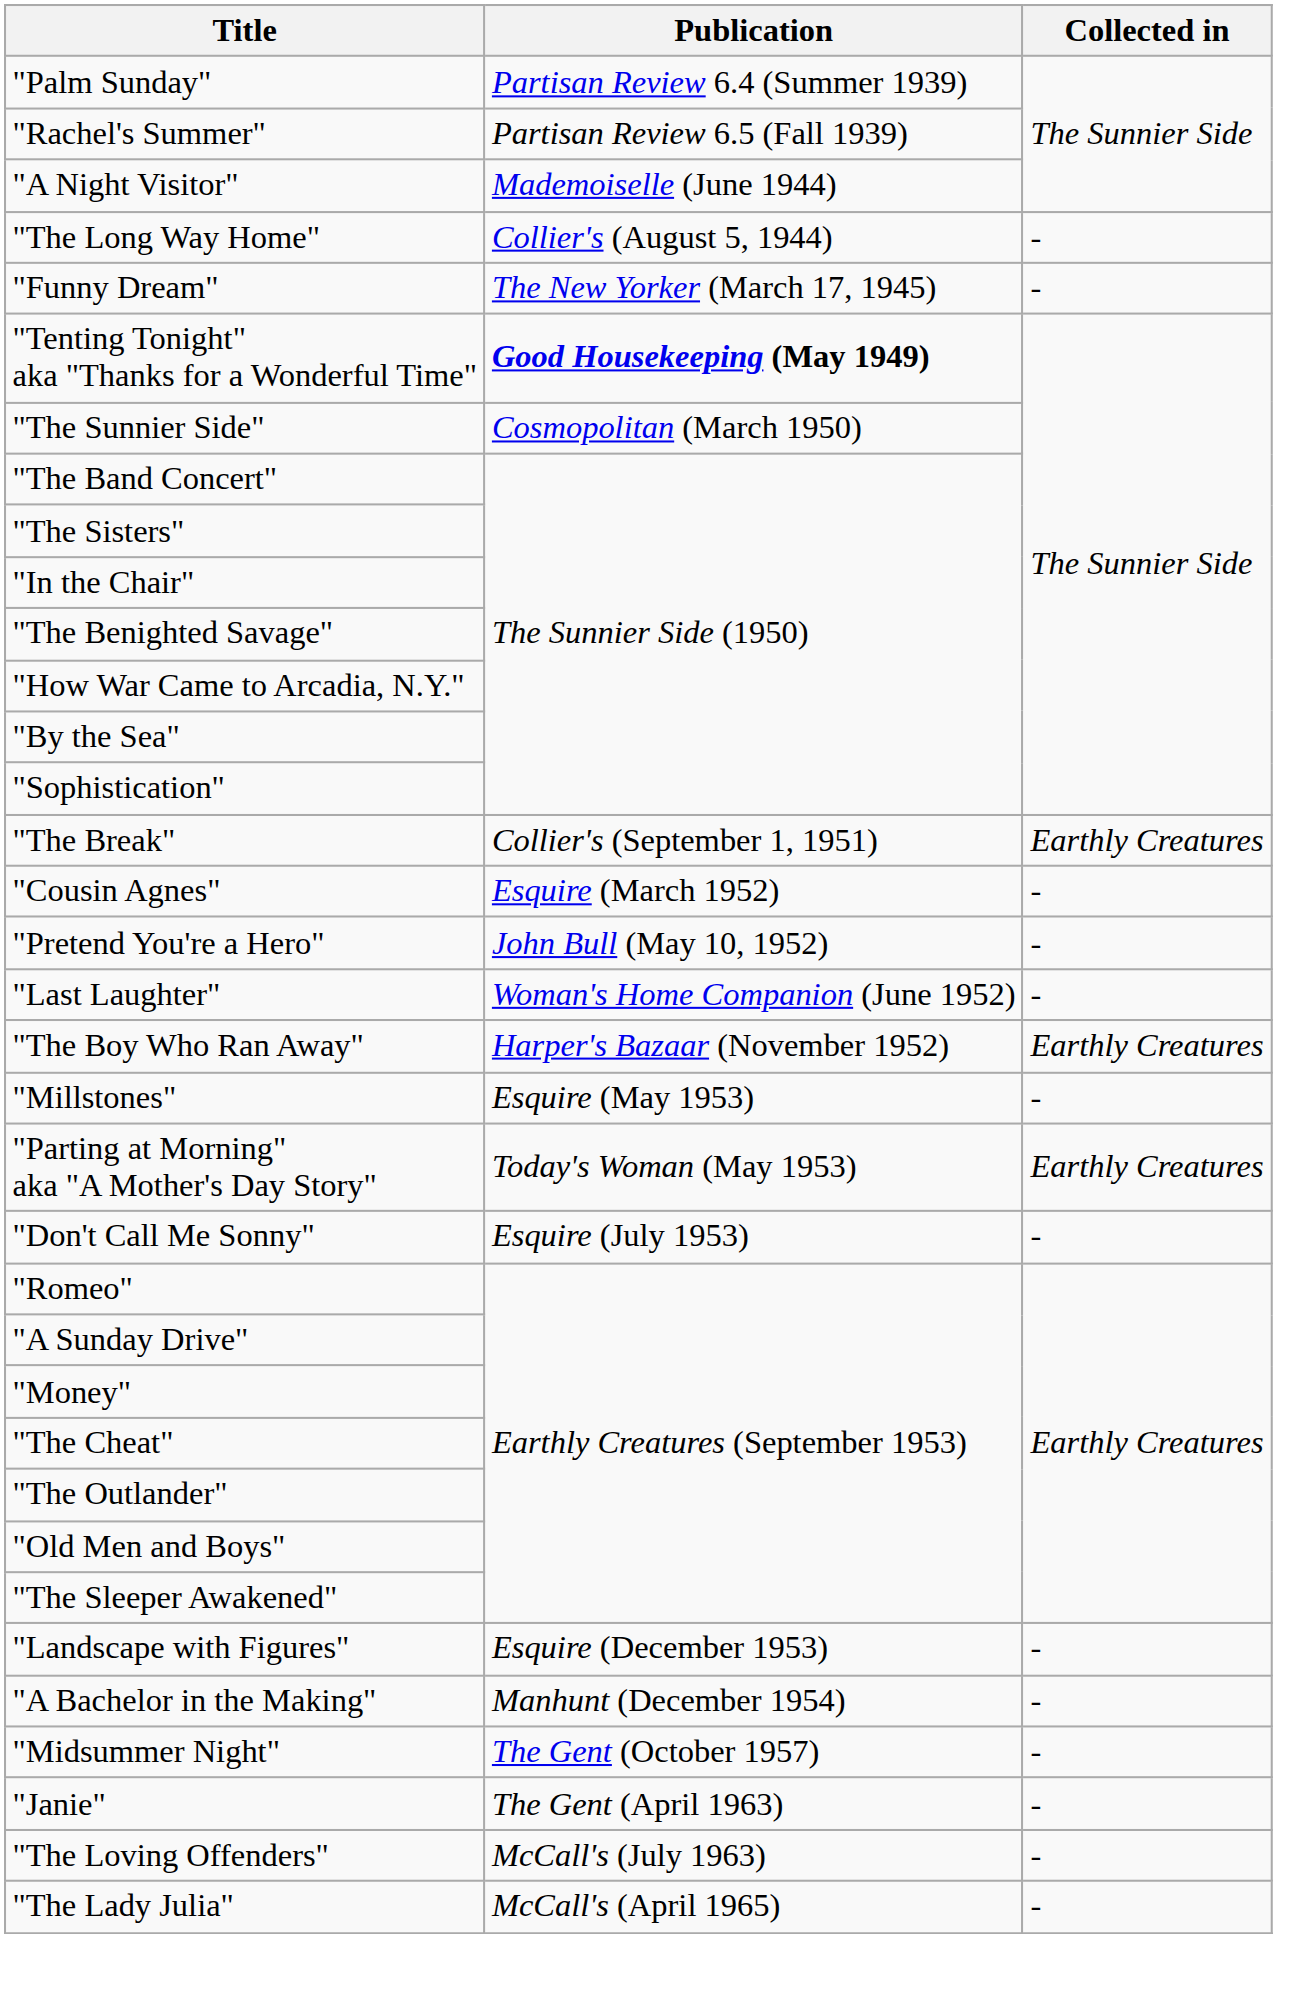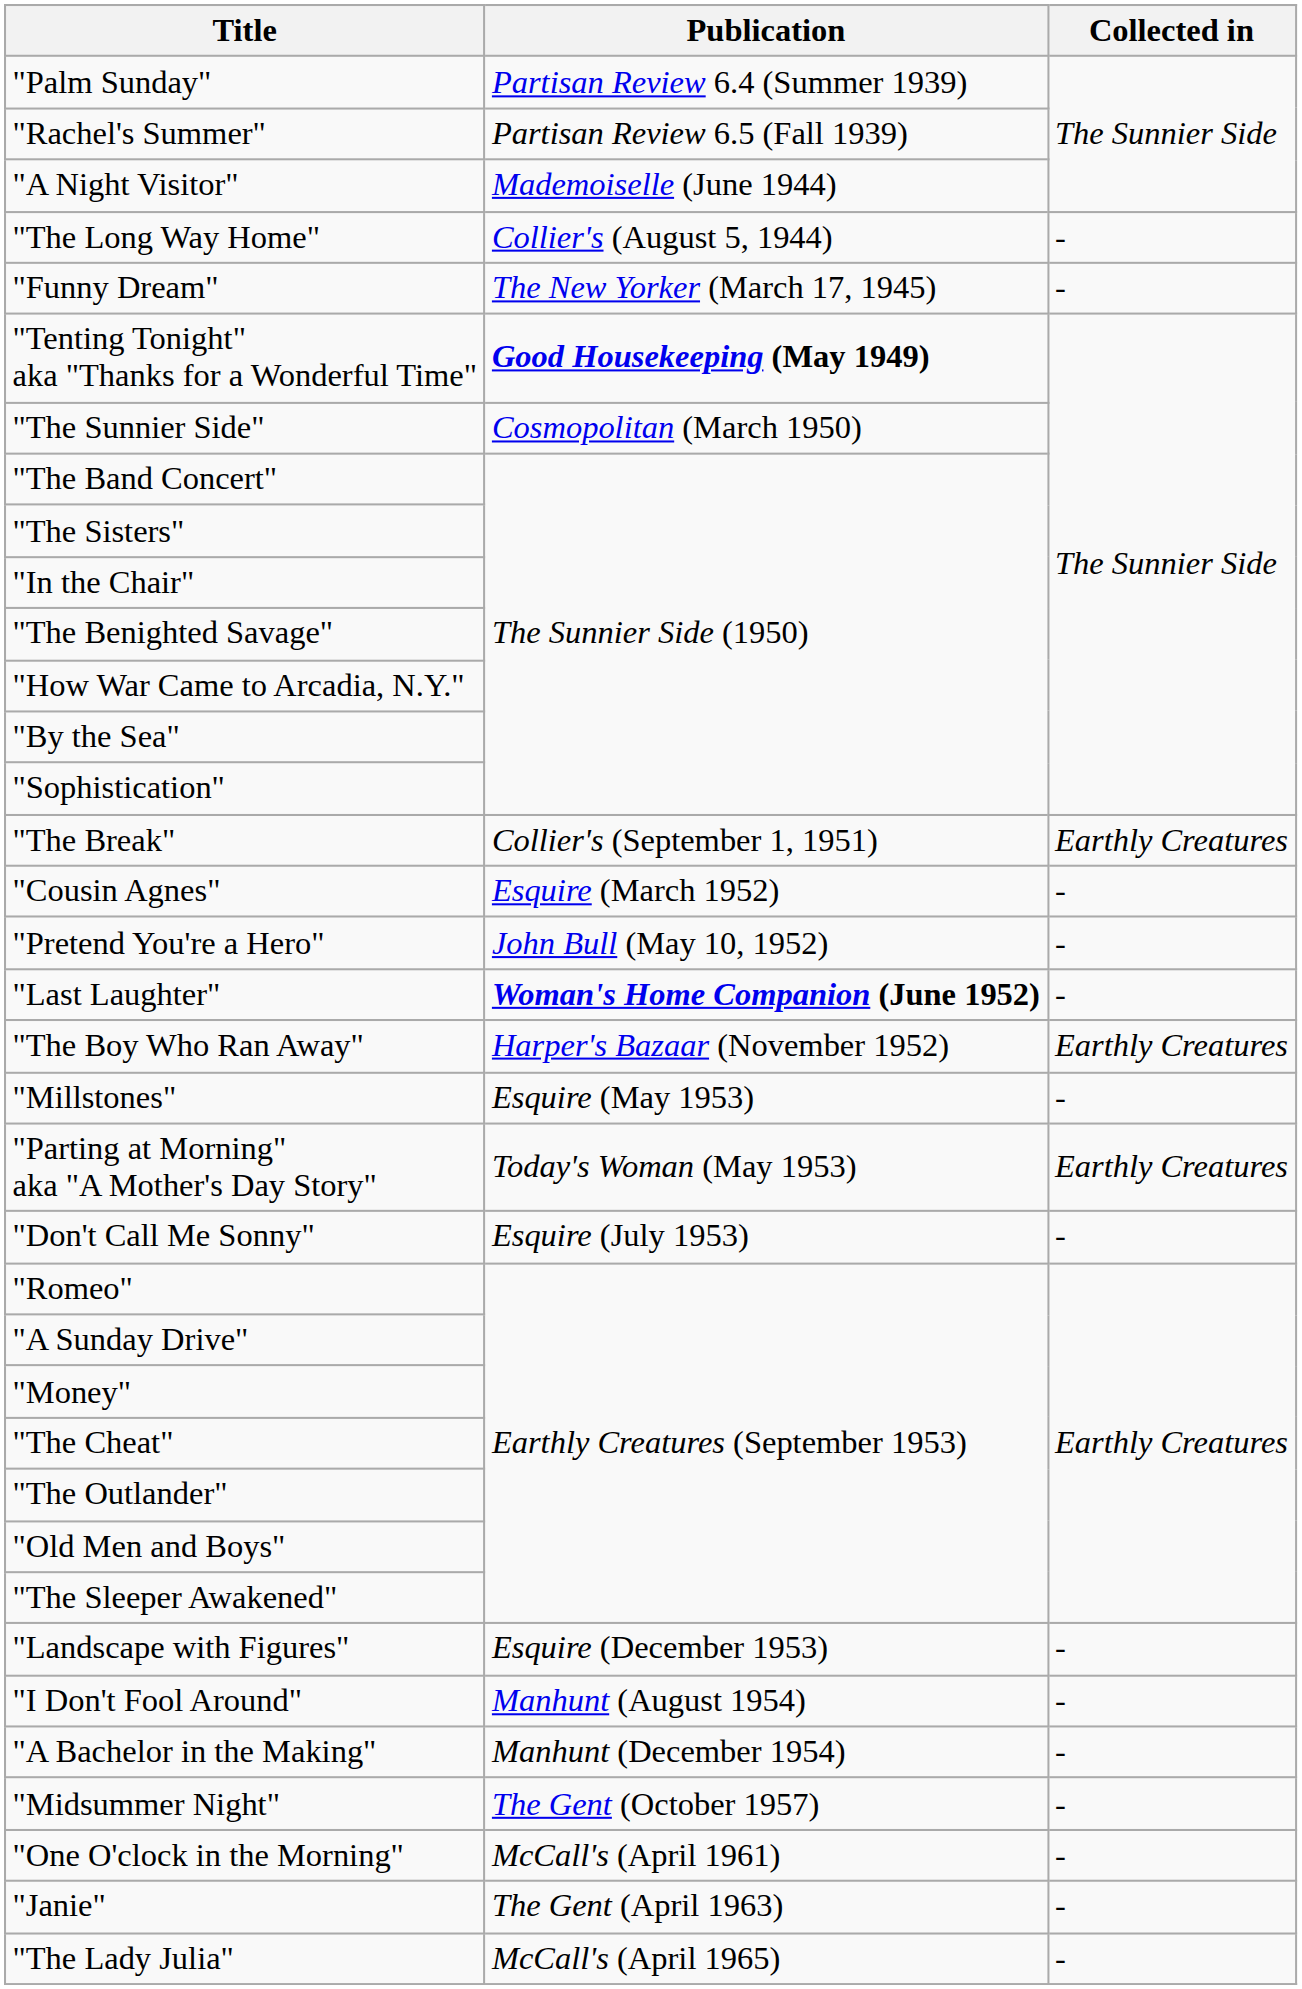(754, 993) normal -> (766, 993) bold
+ row: (157, 1700)
+ row: (208, 1854)
- row: (171, 1854)
